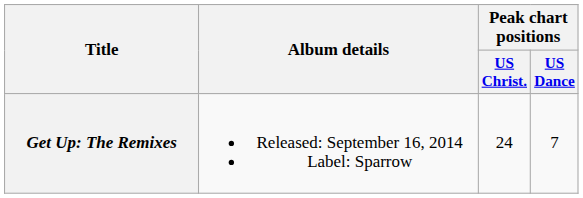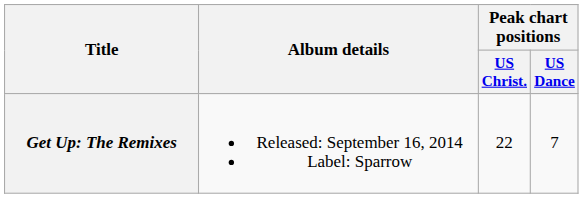(504, 143) 24 -> (504, 143) 22
